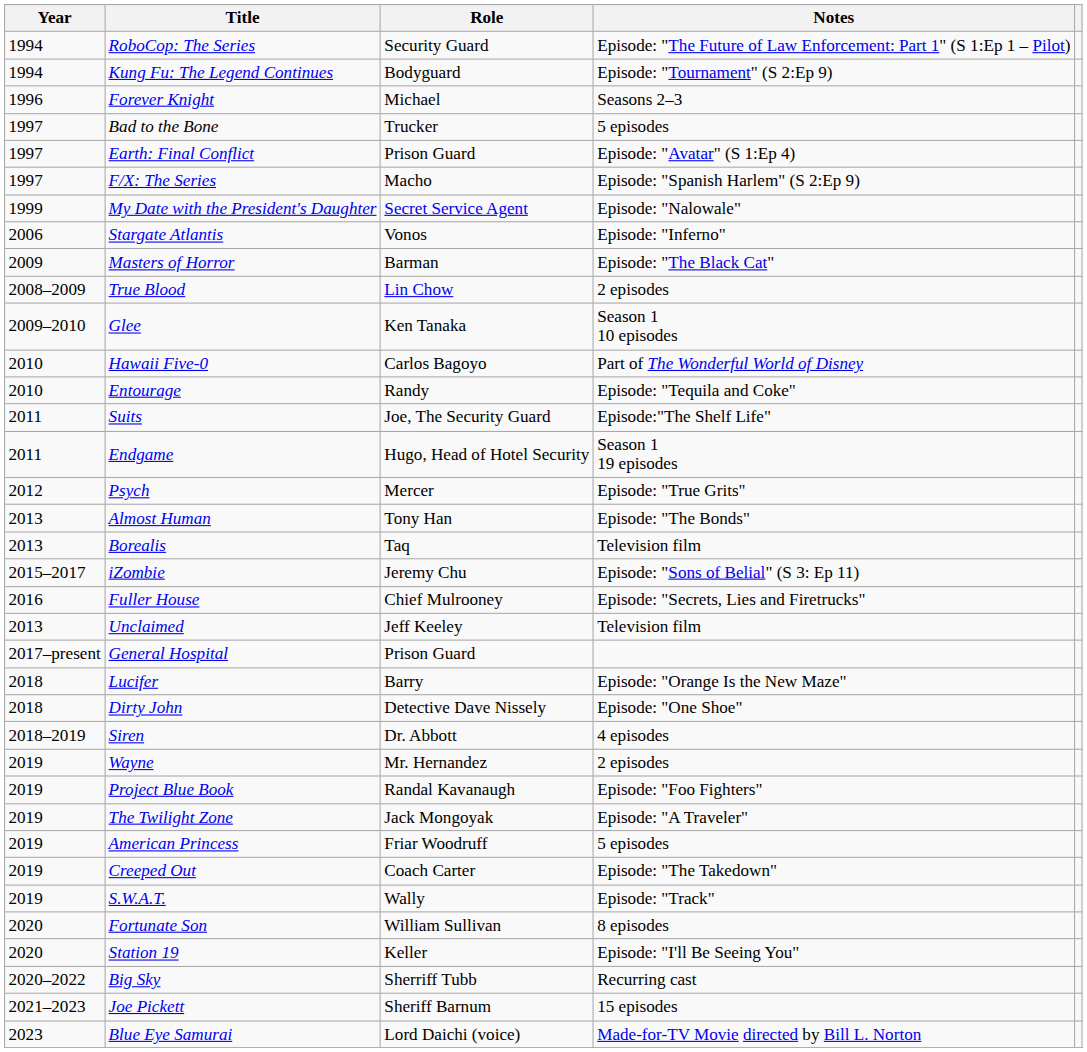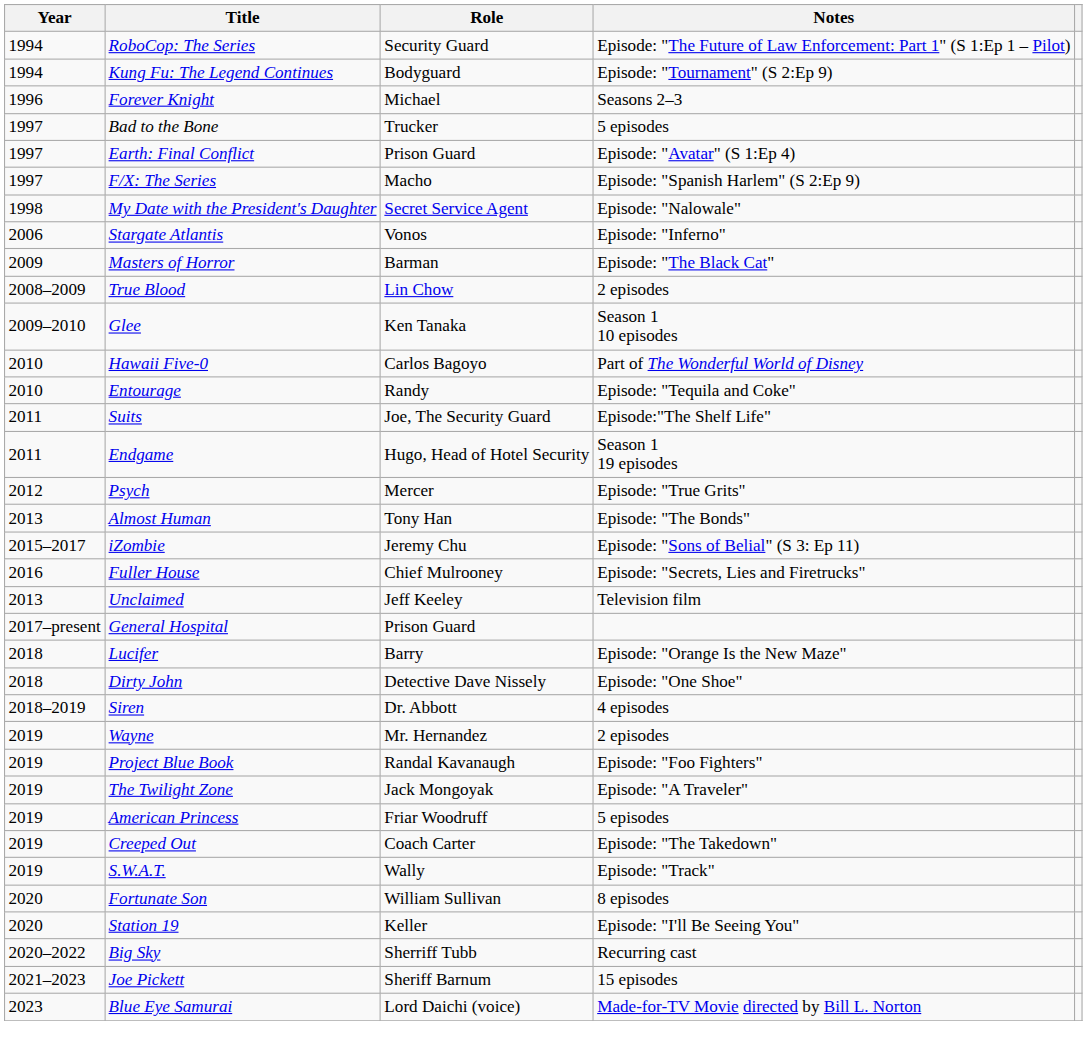(26, 208) 1999 -> (26, 208) 1998
- row: (137, 545)
